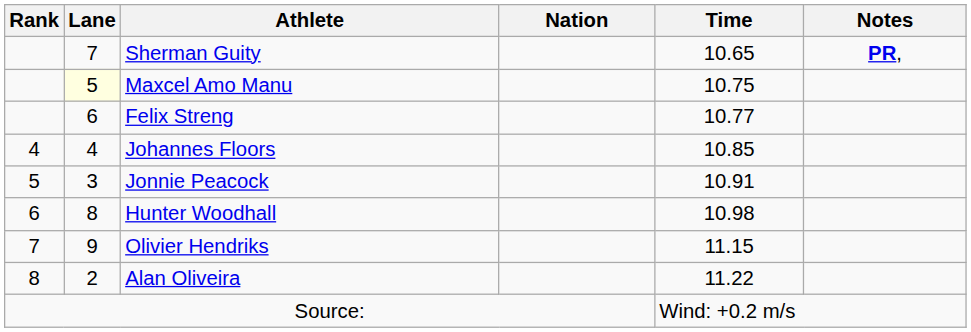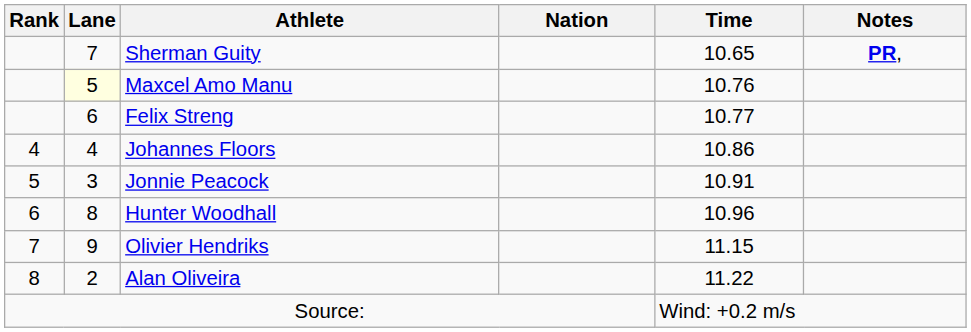(729, 85) 10.75 -> (729, 85) 10.76
(729, 149) 10.85 -> (729, 149) 10.86
(729, 213) 10.98 -> (729, 213) 10.96
